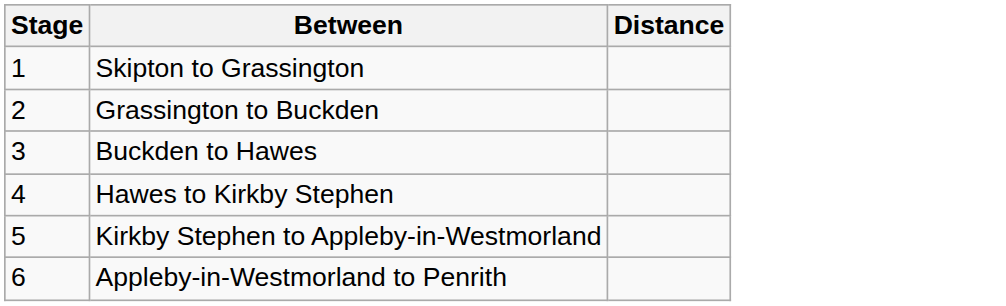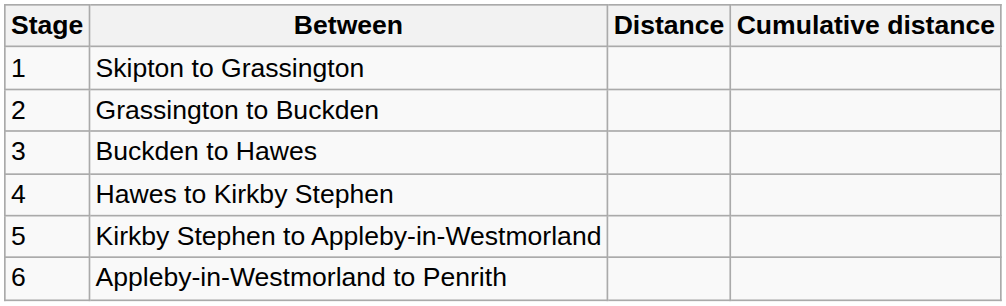+ column: (866, 25)
